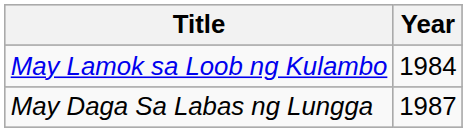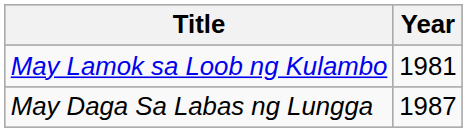(428, 65) 1984 -> (428, 65) 1981
